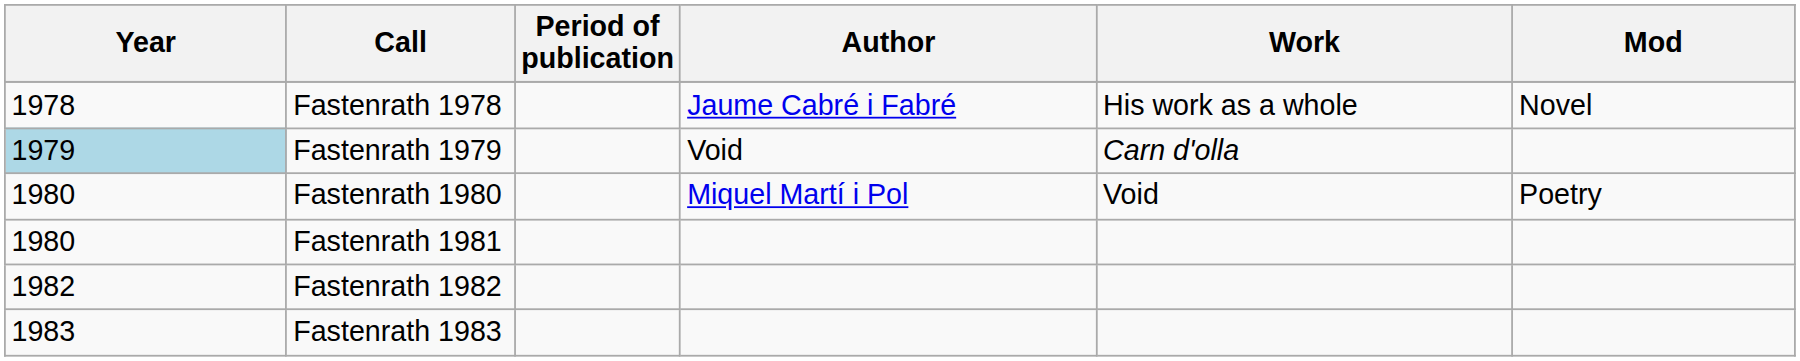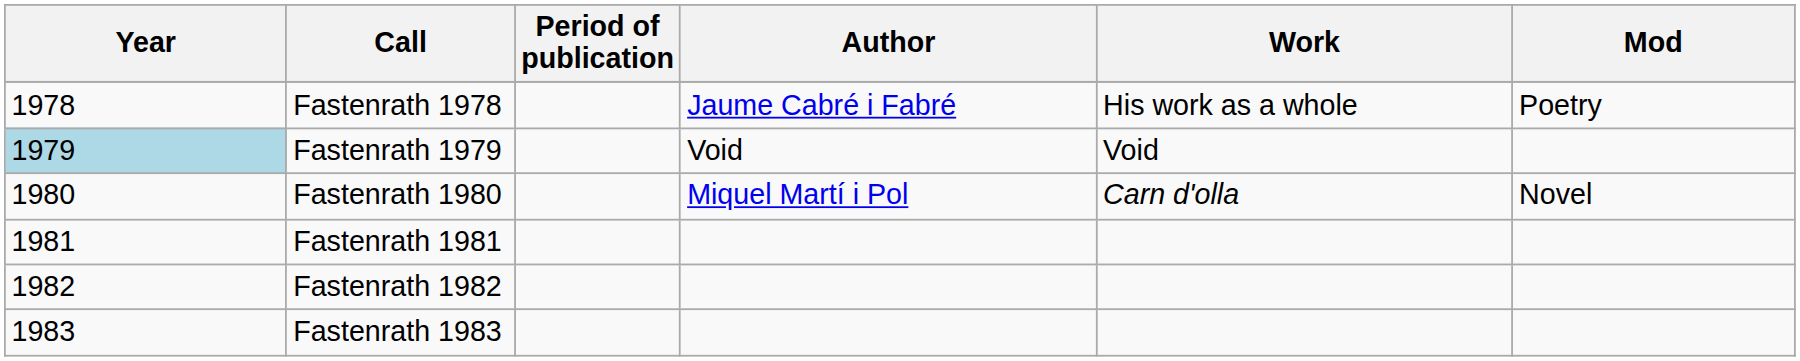(1556, 104) Novel -> (1560, 104) Poetry
(1171, 150) Carn d'olla -> (1131, 150) Void
(1131, 195) Void -> (1171, 195) Carn d'olla
(1560, 195) Poetry -> (1556, 195) Novel
(43, 241) 1980 -> (43, 241) 1981
